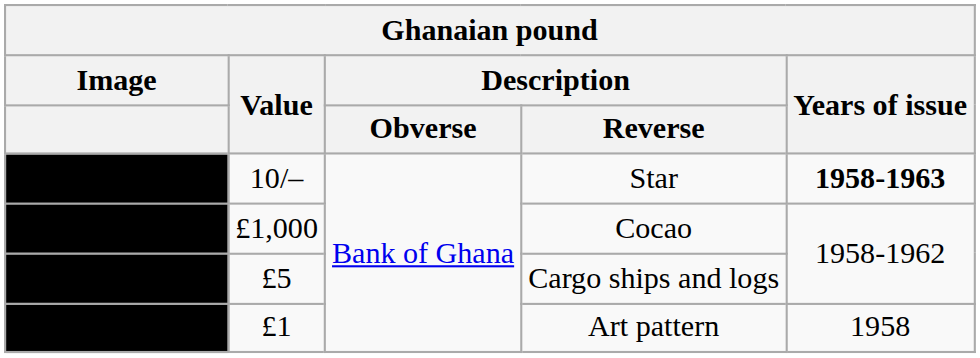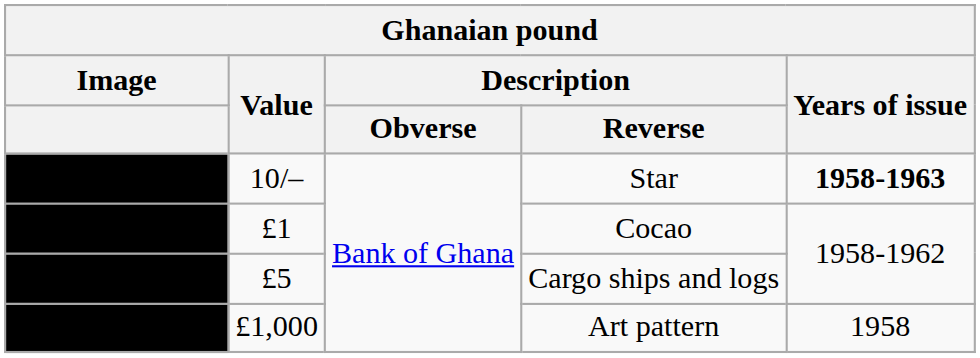(277, 228) £1,000 -> (277, 228) £1
(277, 327) £1 -> (277, 327) £1,000
